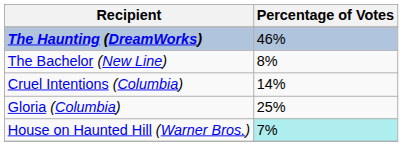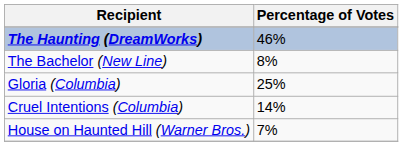rows swapped: (95, 84) <-> (64, 107)
(267, 130) paleturquoise background -> (267, 130) no background
